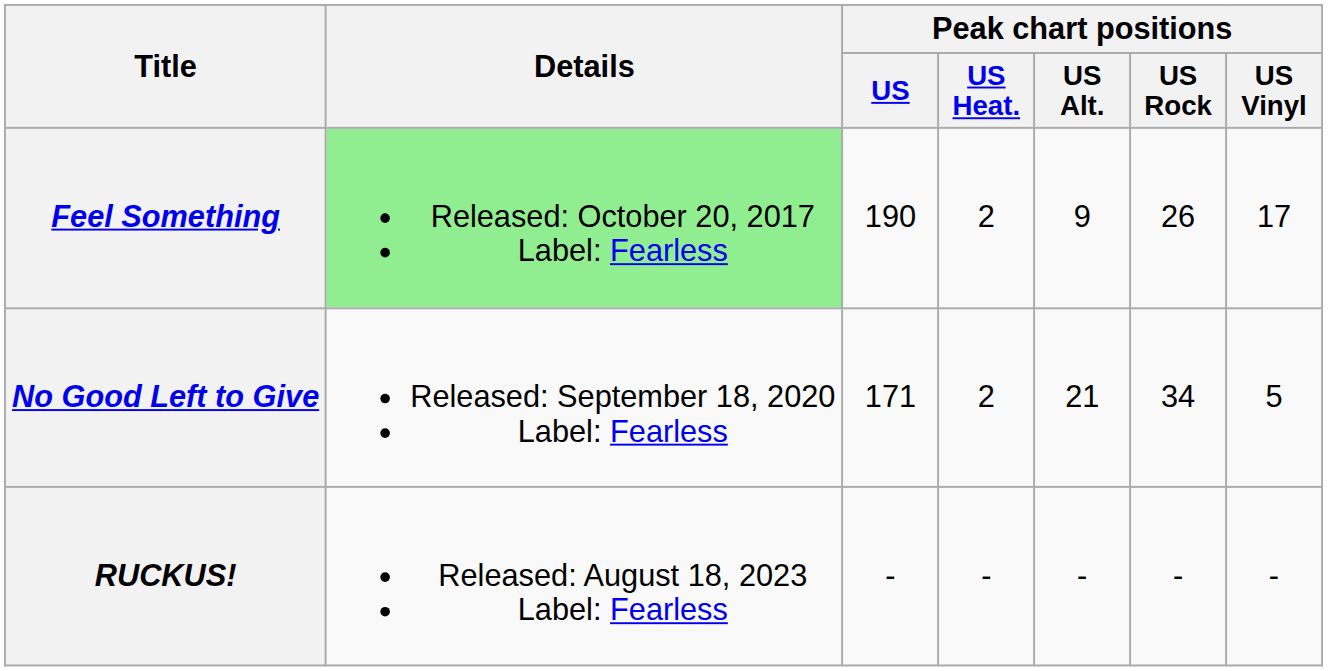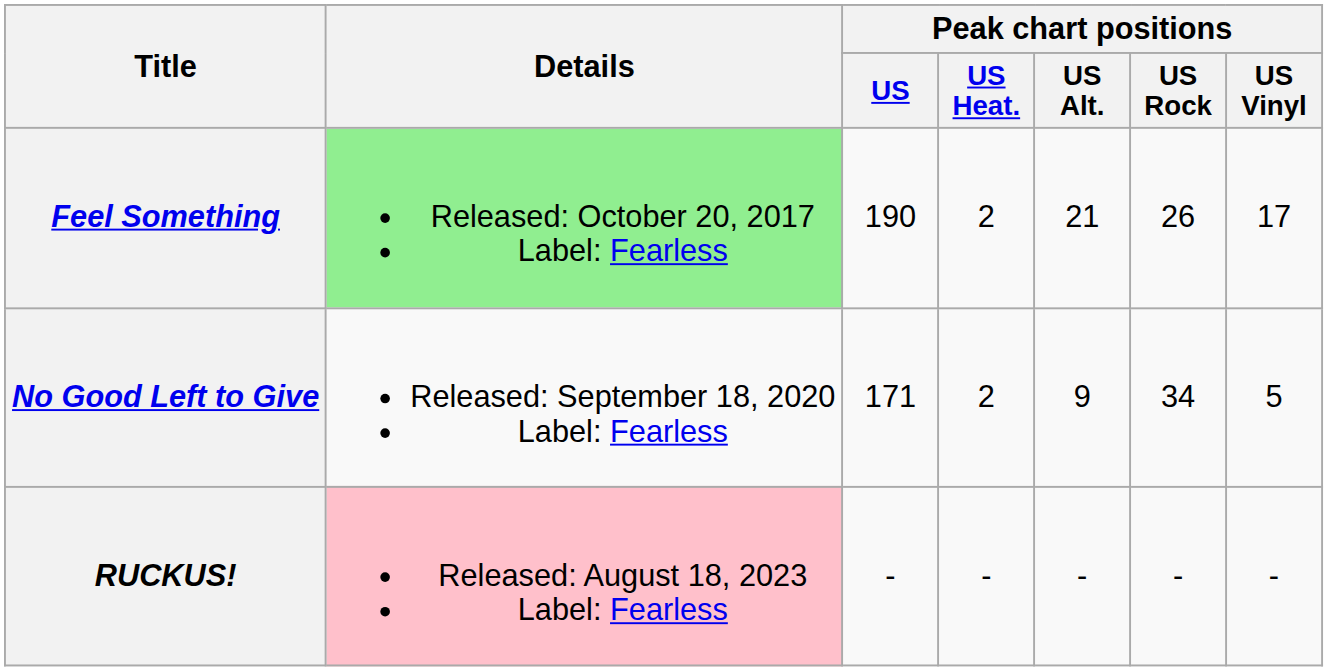(1082, 217) 9 -> (1082, 217) 21
(1082, 396) 21 -> (1082, 396) 9
(584, 594) no background -> (584, 594) pink background
